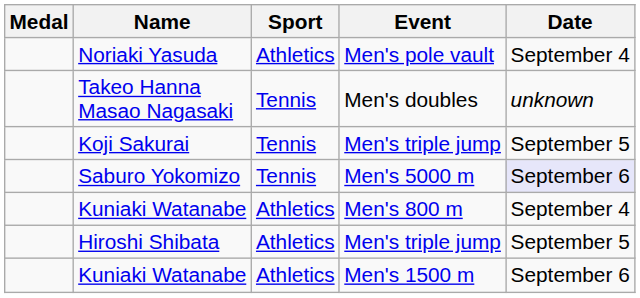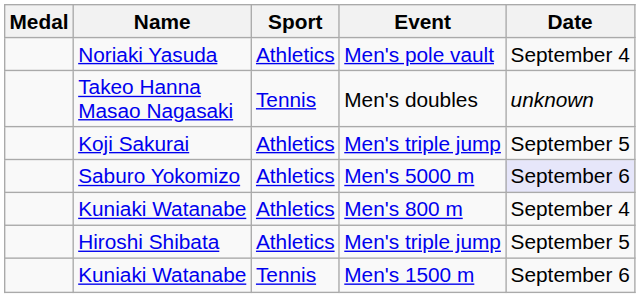(286, 144) Tennis -> (295, 144) Athletics
(286, 177) Tennis -> (295, 177) Athletics
(295, 275) Athletics -> (286, 275) Tennis
